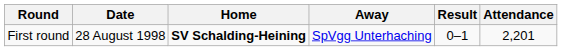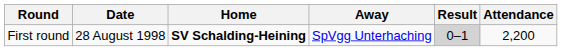(457, 35) no background -> (457, 35) lightgrey background
(518, 35) 2,201 -> (518, 35) 2,200
